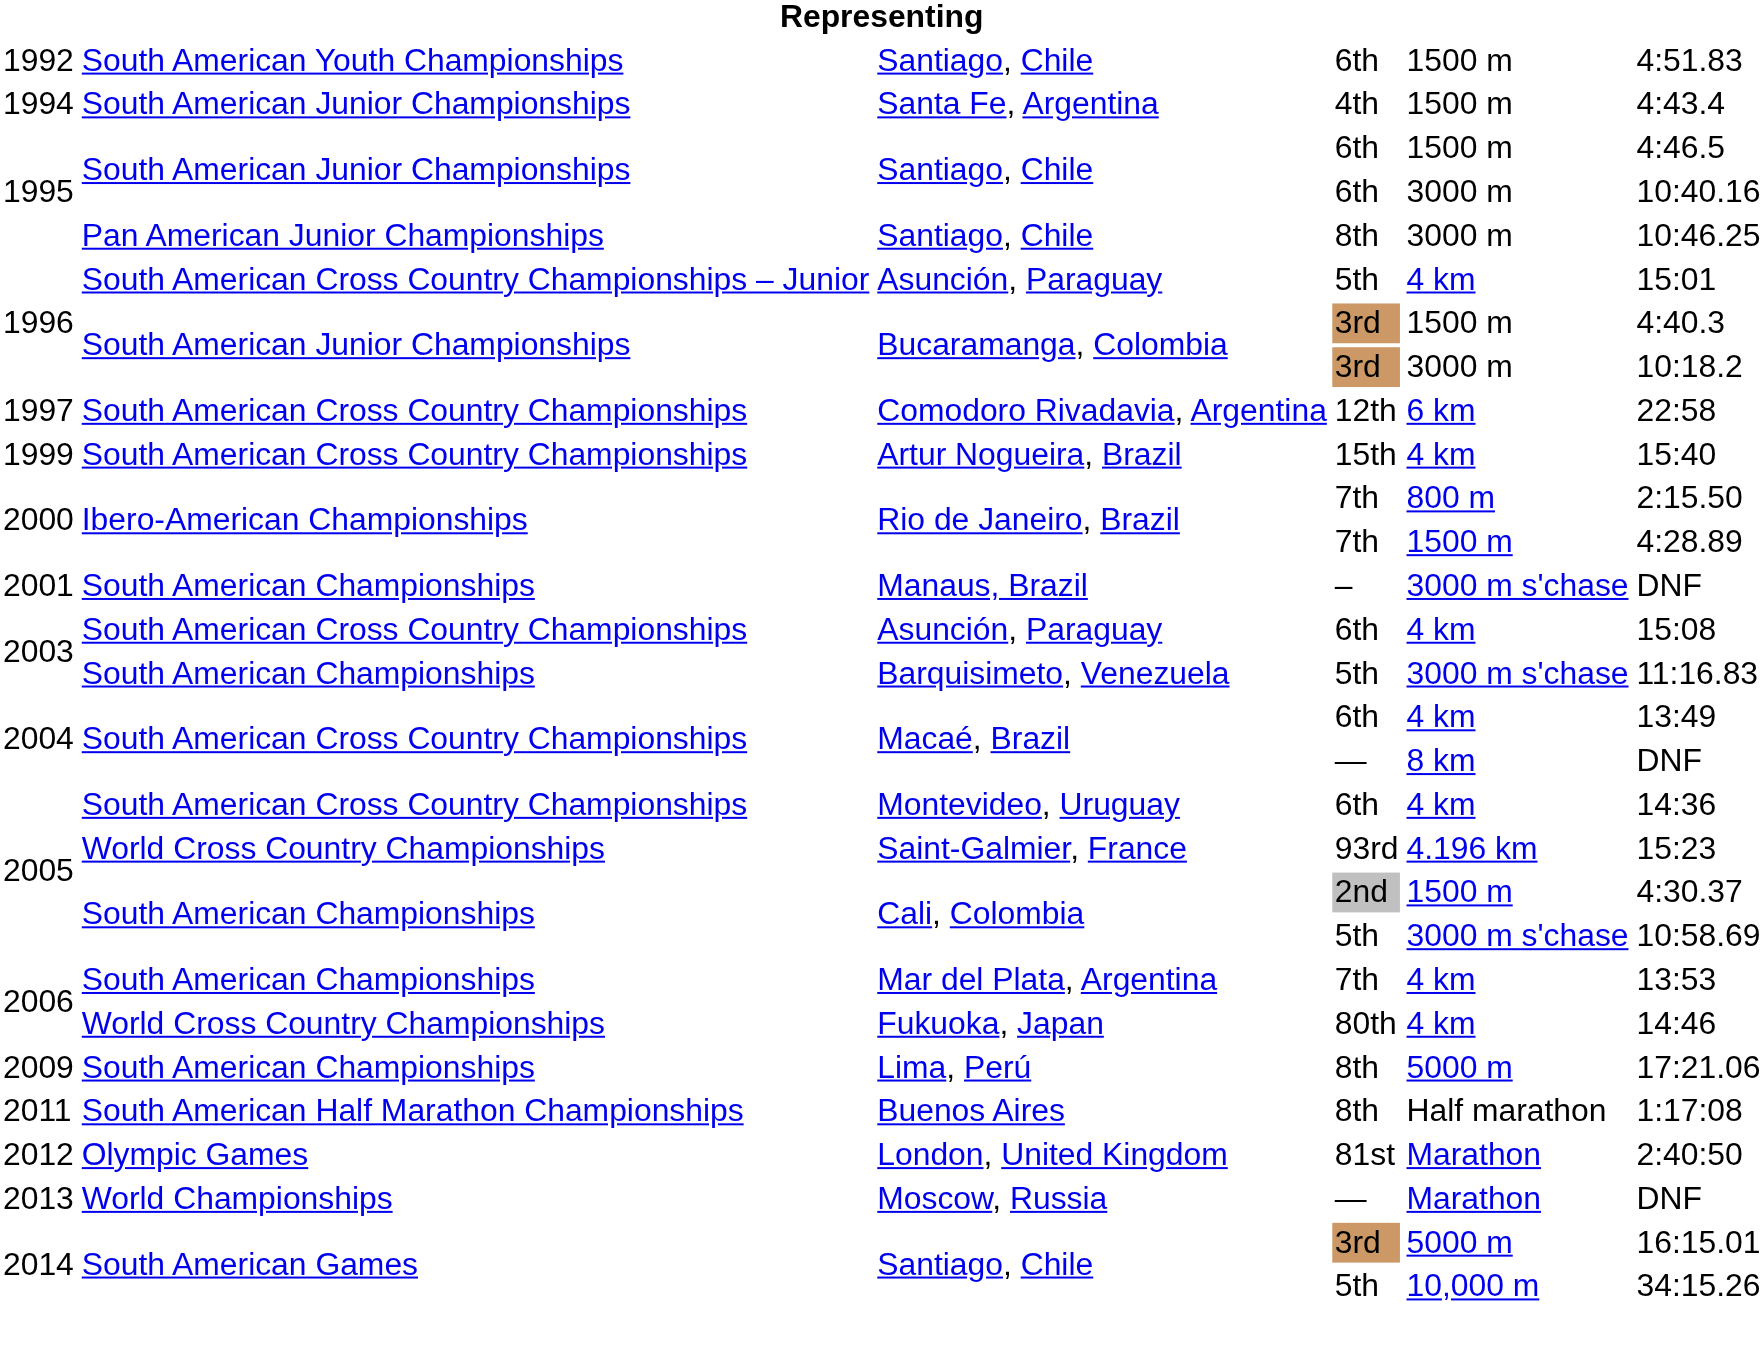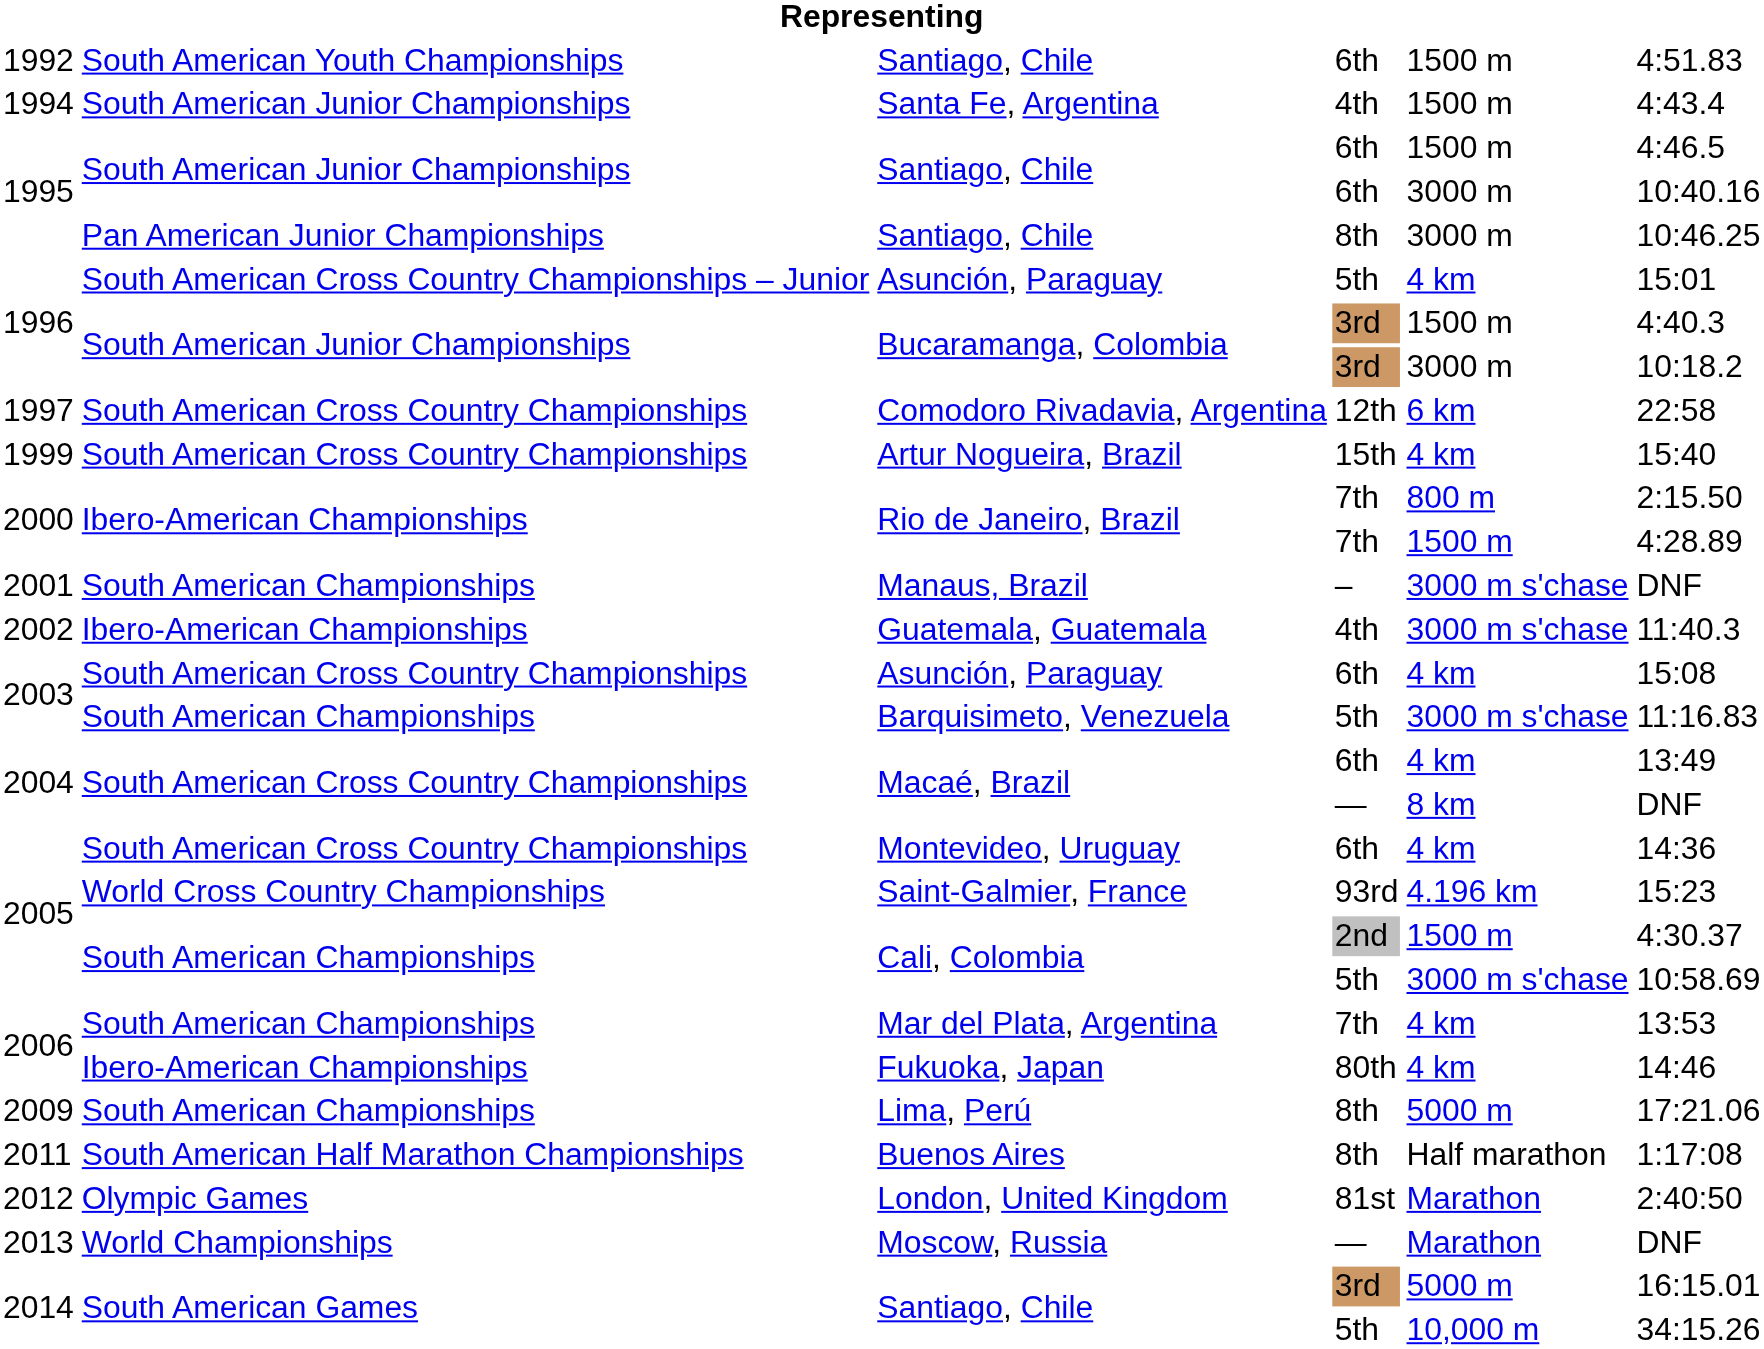+ row: (1042, 629)
(343, 1023) World Cross Country Championships -> (305, 1067) Ibero-American Championships
